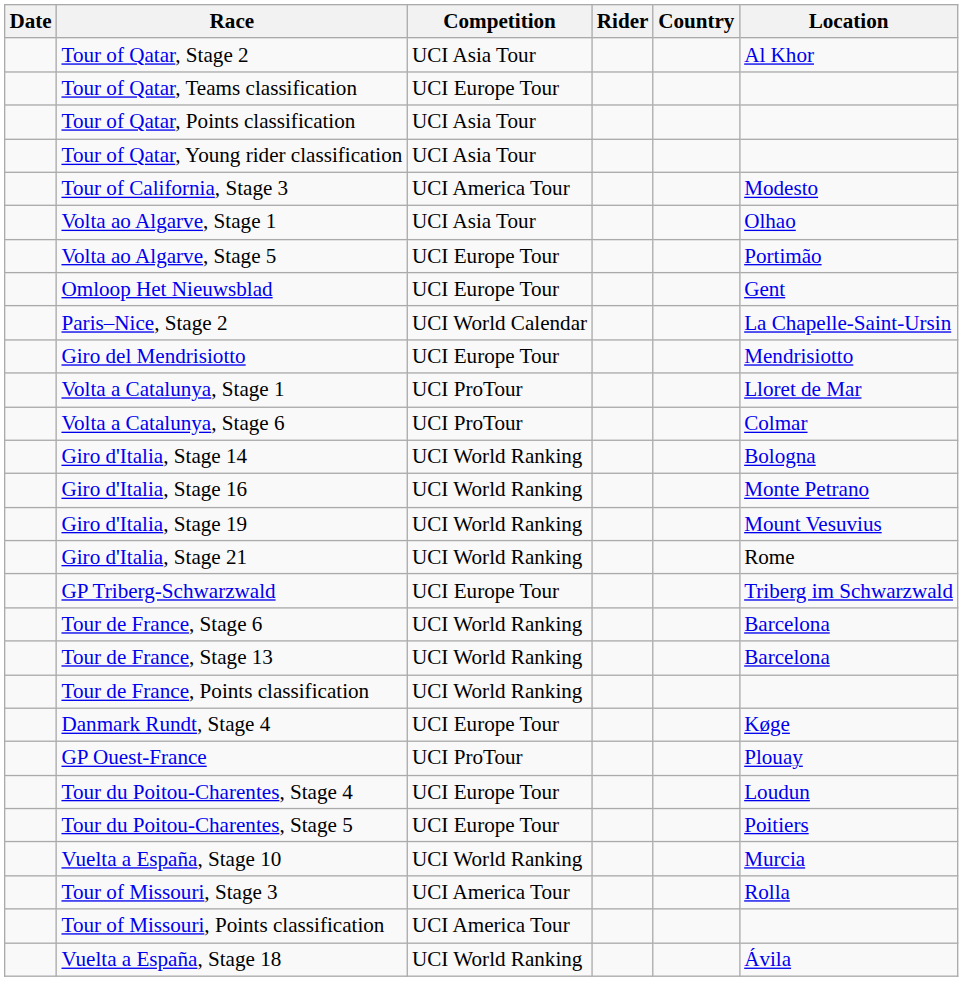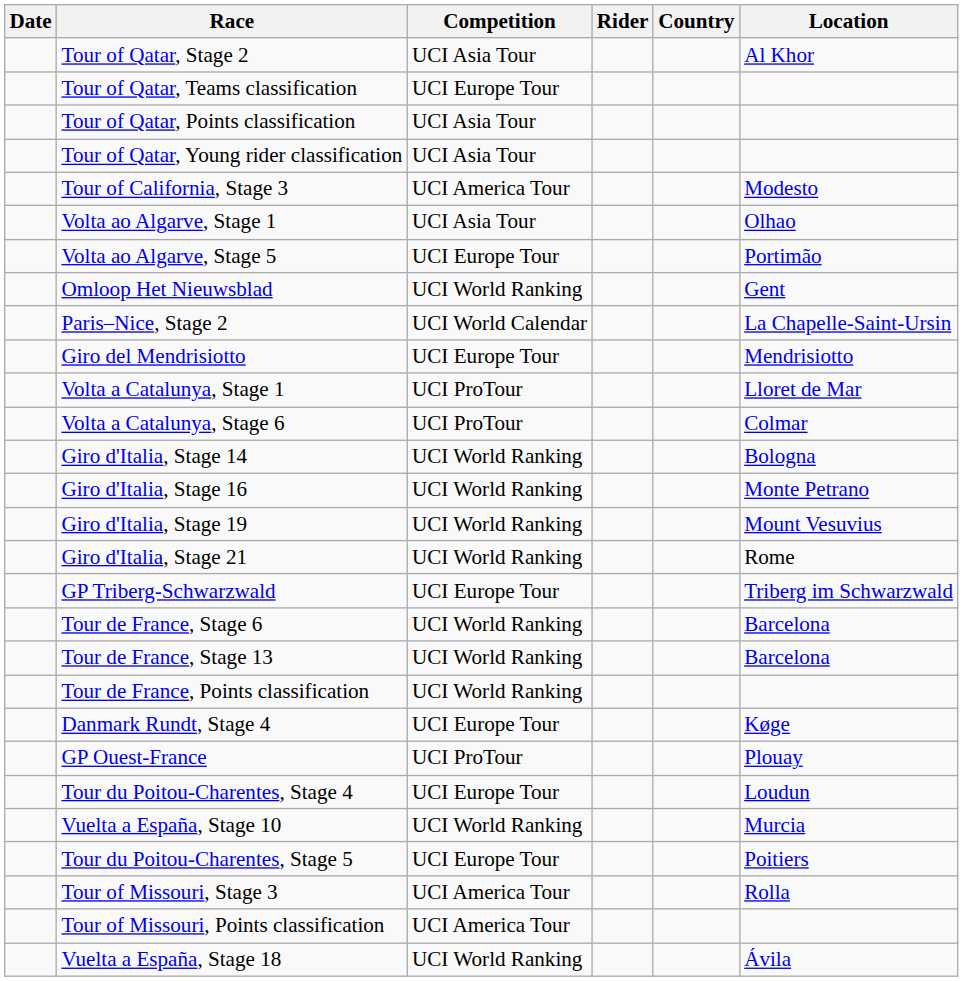(486, 289) UCI Europe Tour -> (497, 289) UCI World Ranking
rows swapped: (207, 825) <-> (171, 858)
